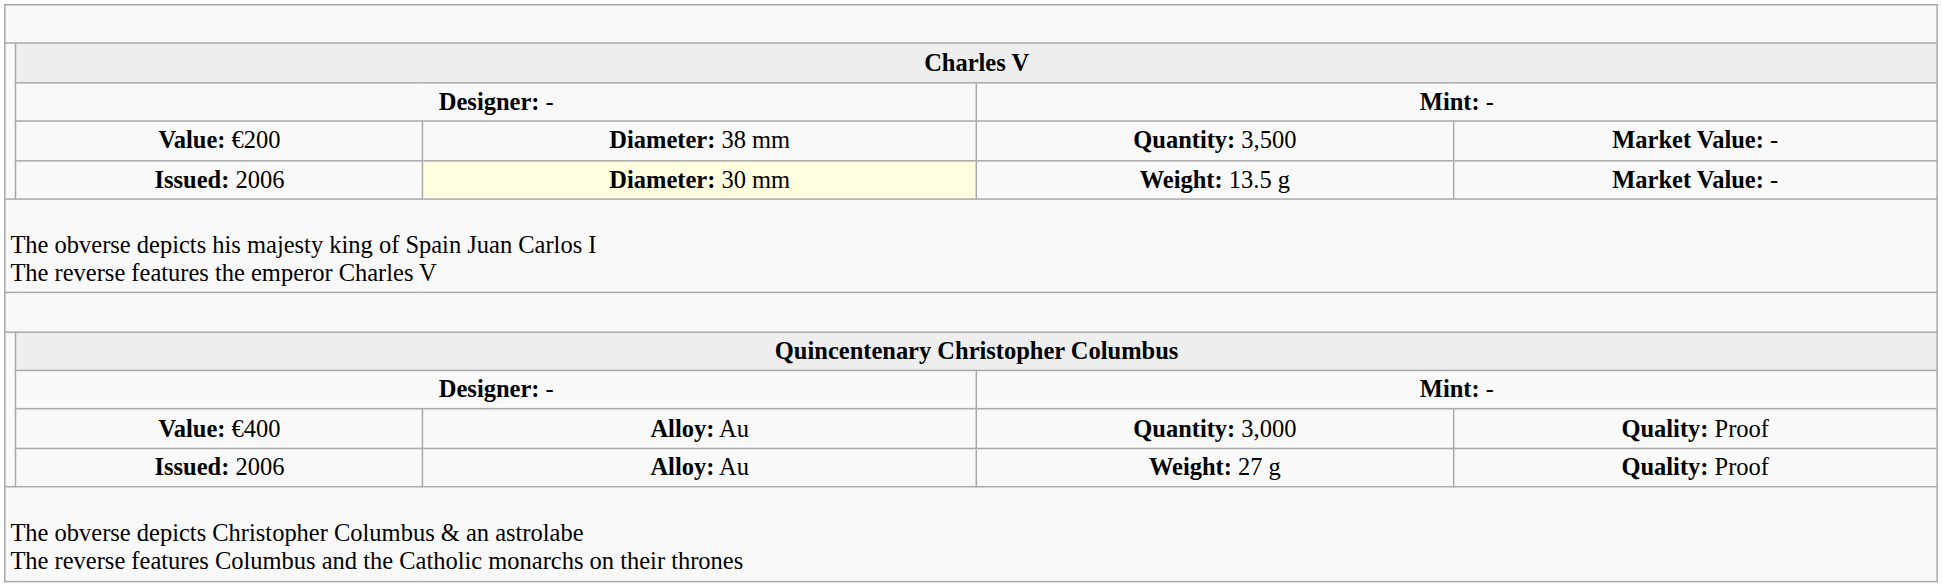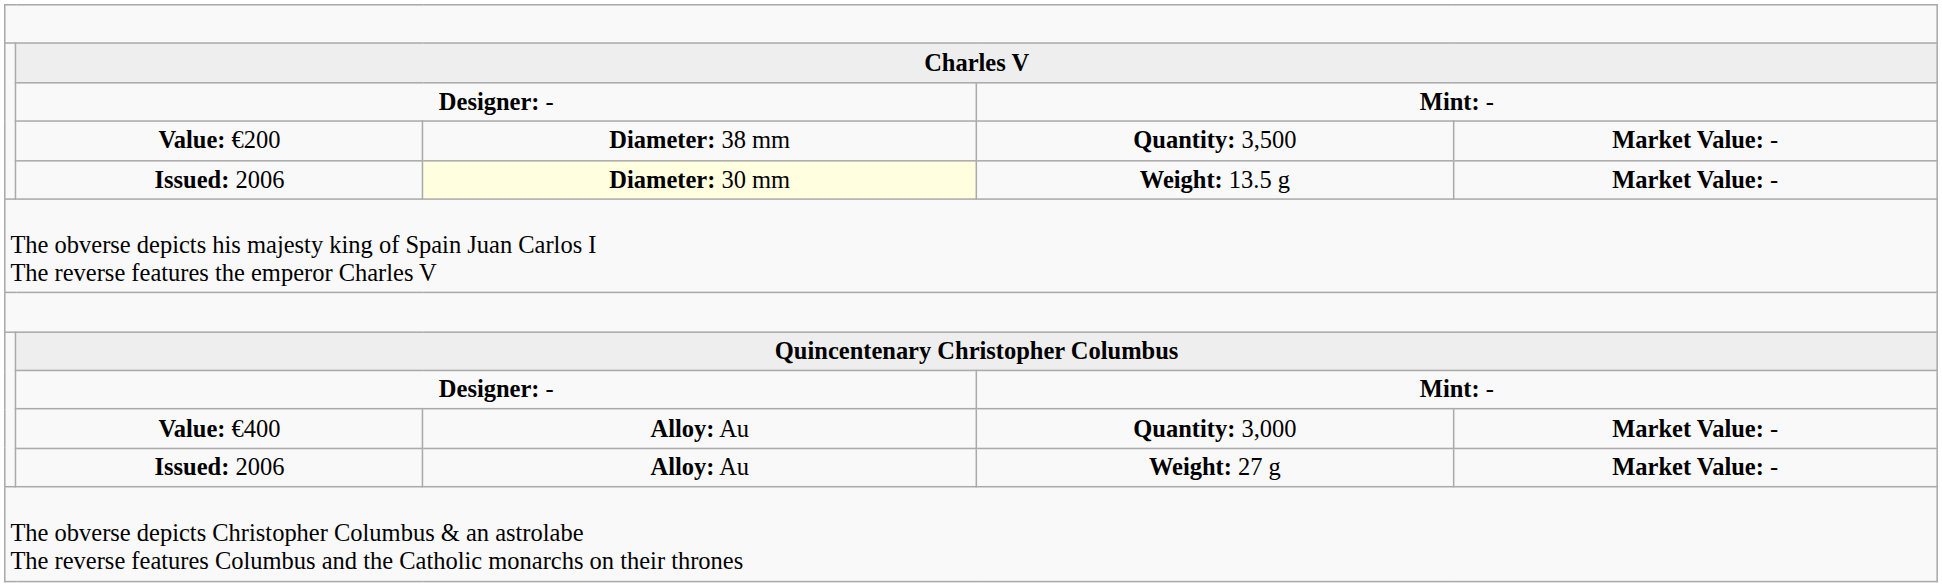(1695, 428) Quality: Proof -> (1695, 428) Market Value: -
(1695, 467) Quality: Proof -> (1695, 467) Market Value: -
